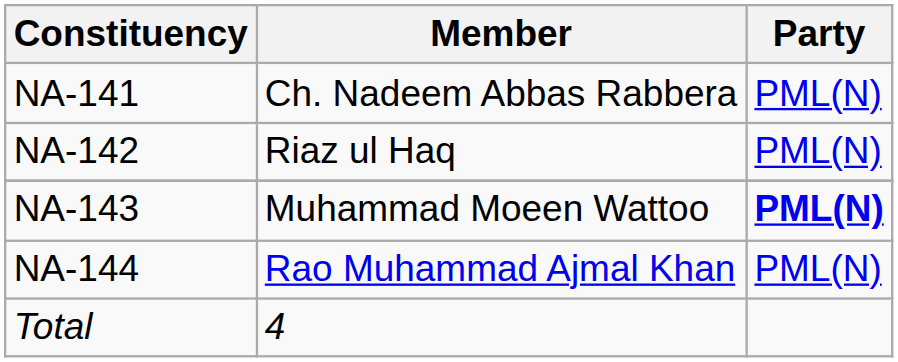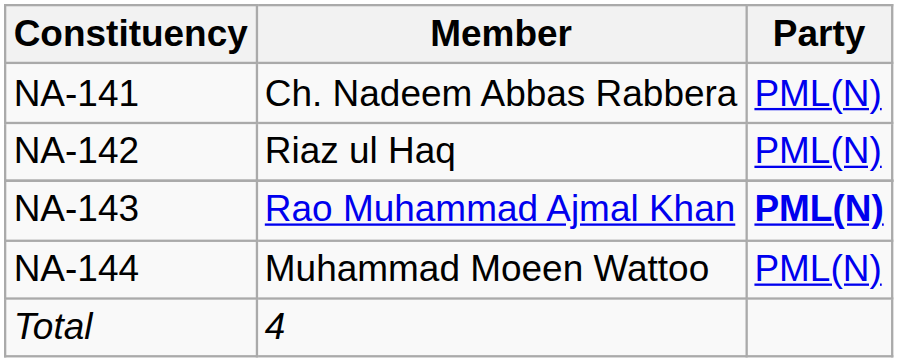(487, 209) Muhammad Moeen Wattoo -> (500, 209) Rao Muhammad Ajmal Khan
(500, 268) Rao Muhammad Ajmal Khan -> (487, 268) Muhammad Moeen Wattoo
